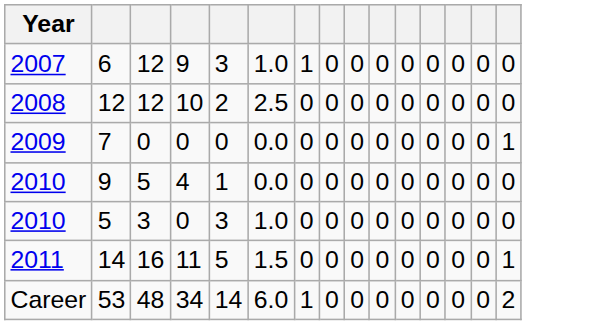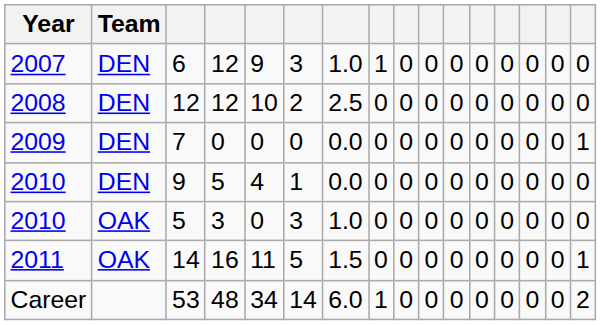+ column: (129, 24)
